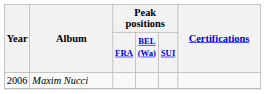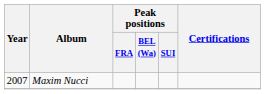(17, 80) 2006 -> (17, 80) 2007
